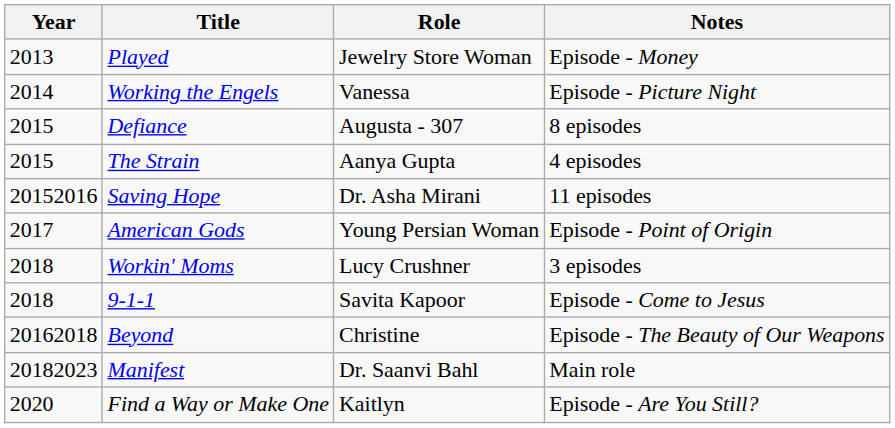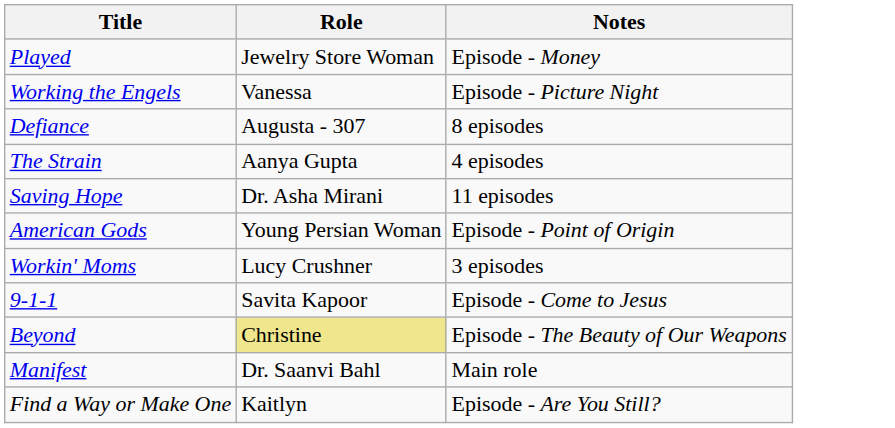- column: (54, 21)
(379, 334) no background -> (281, 334) khaki background
